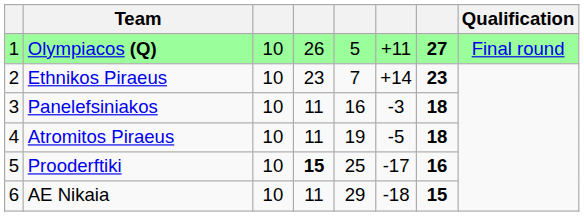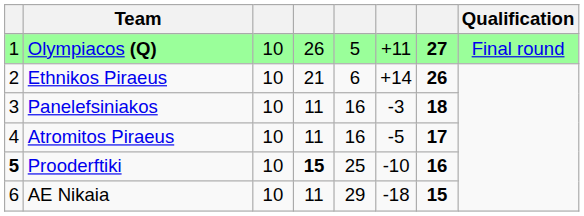(314, 78) 23 -> (314, 78) 21
(355, 78) 7 -> (355, 78) 6
(437, 78) 23 -> (437, 78) 26
(355, 136) 19 -> (355, 136) 16
(437, 136) 18 -> (437, 136) 17
(14, 166) normal -> (14, 166) bold
(396, 166) -17 -> (396, 166) -10
